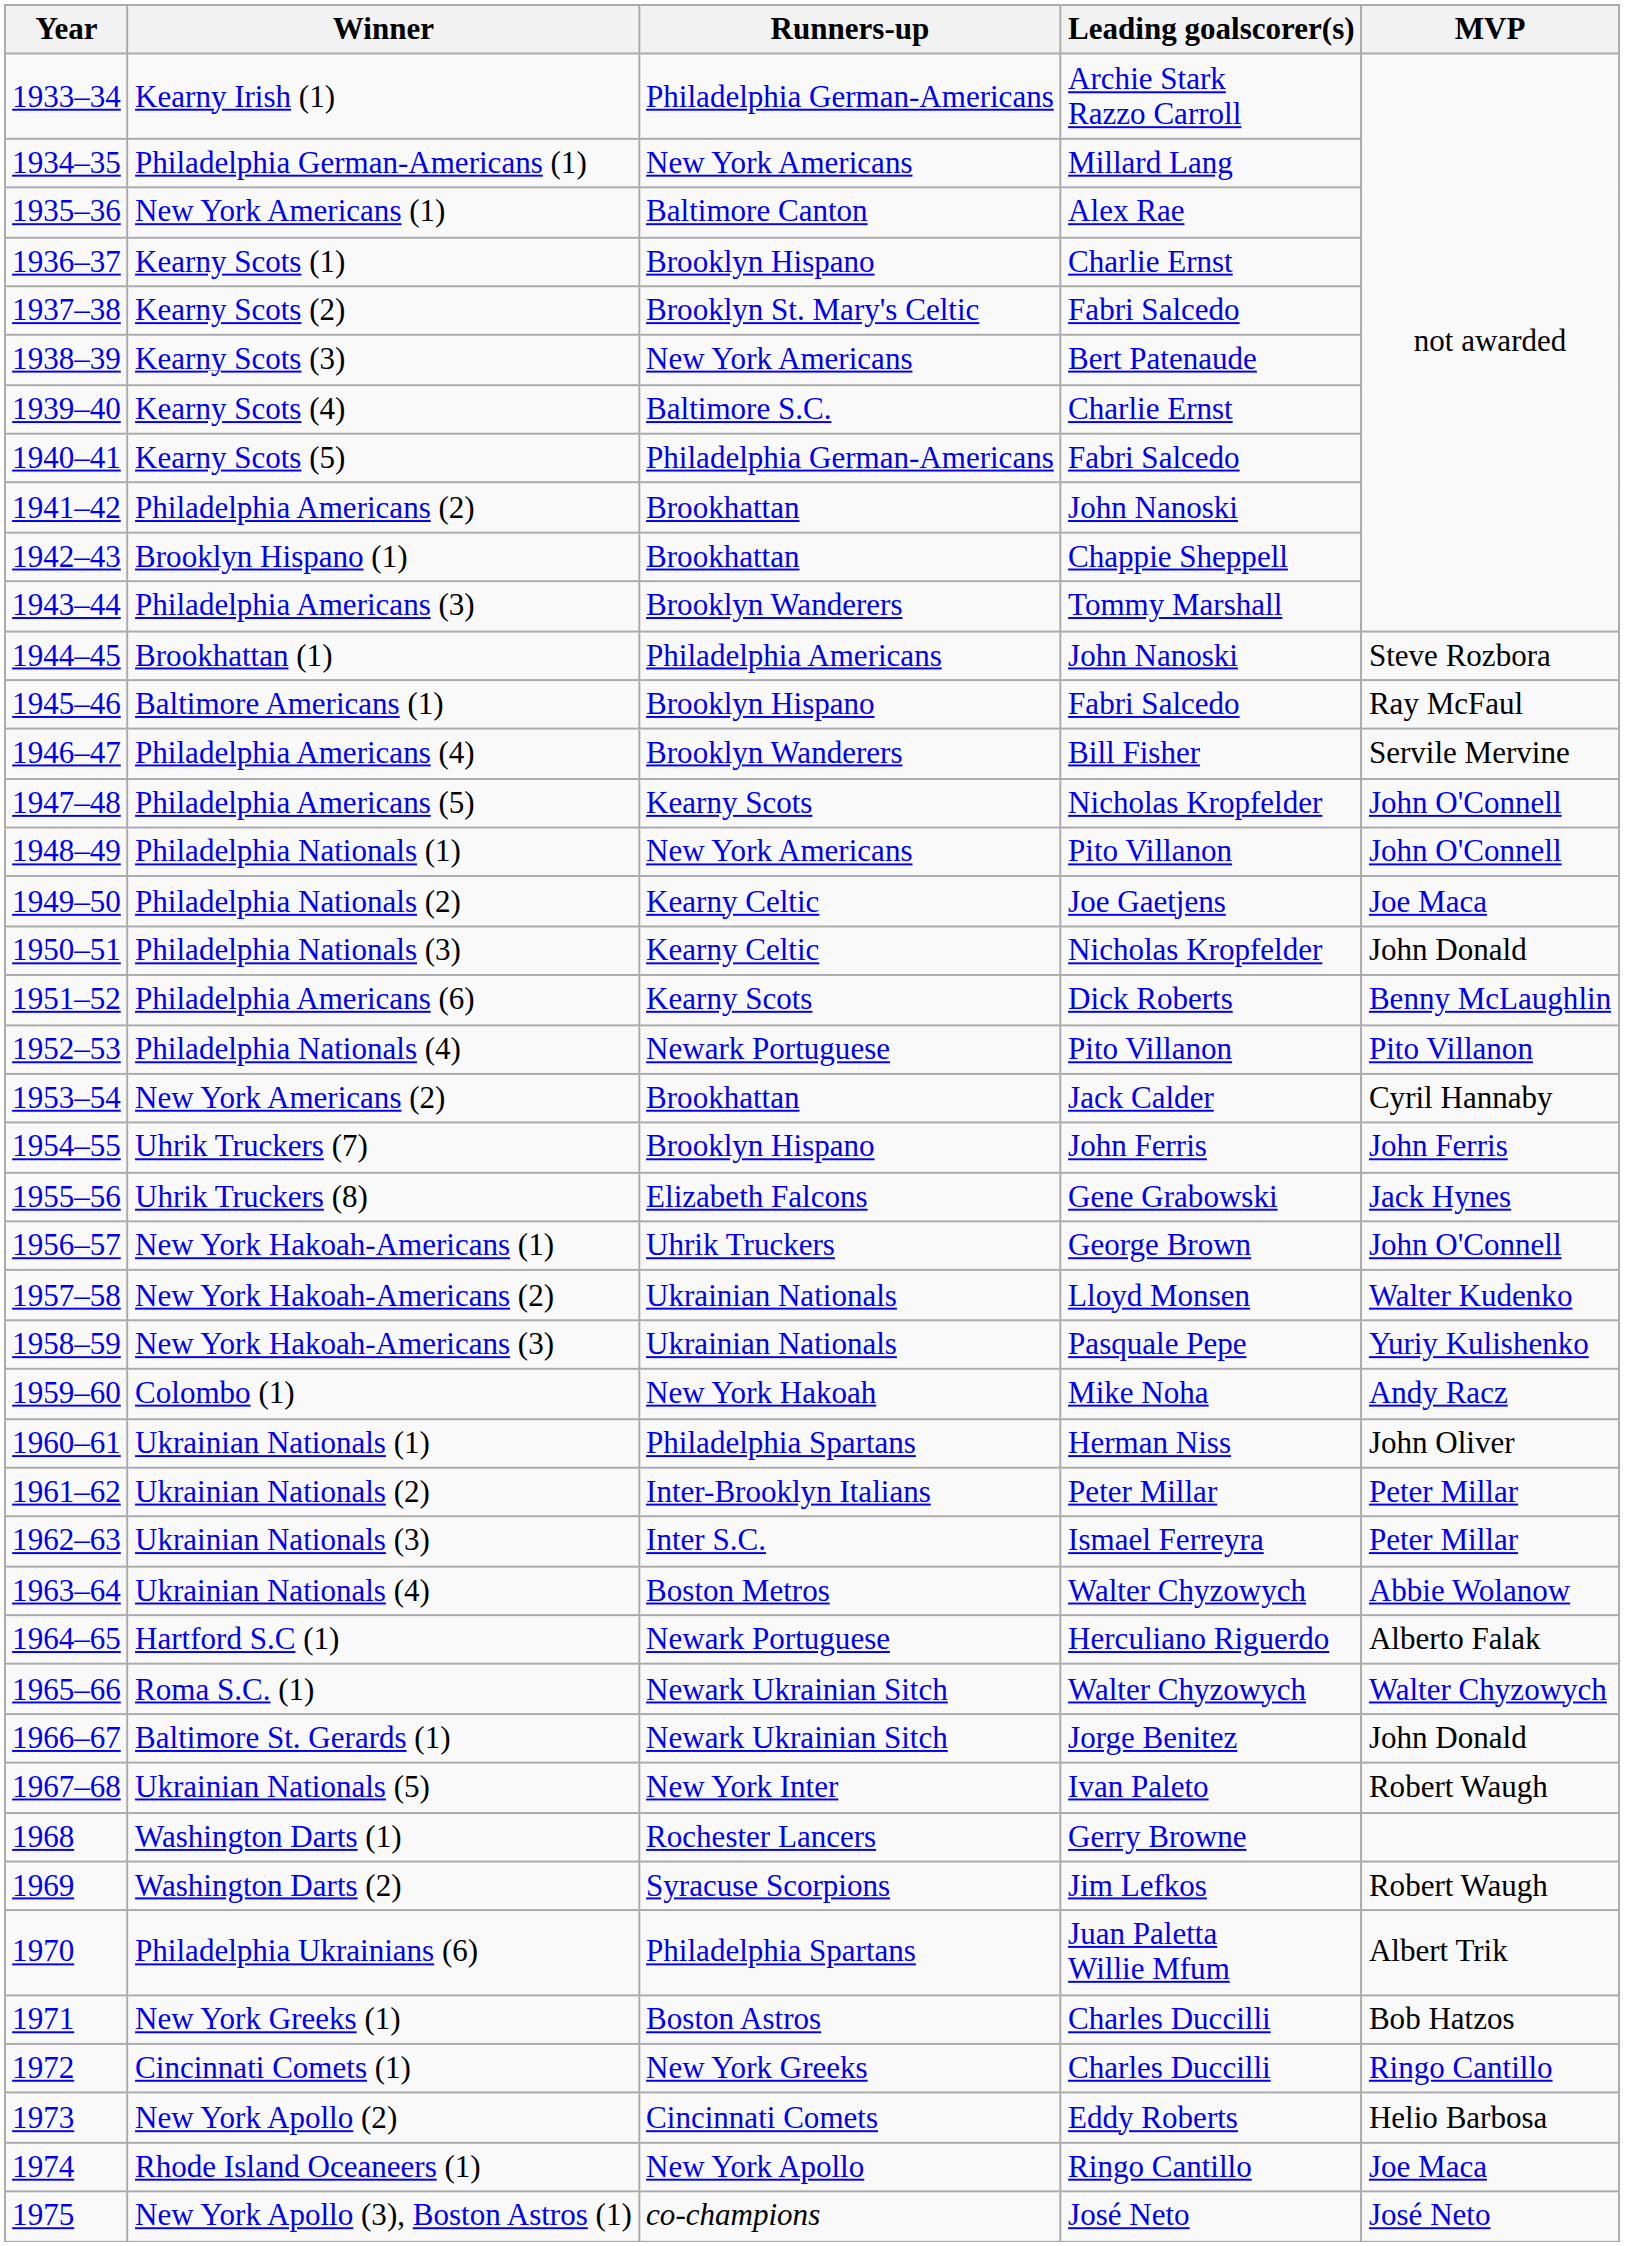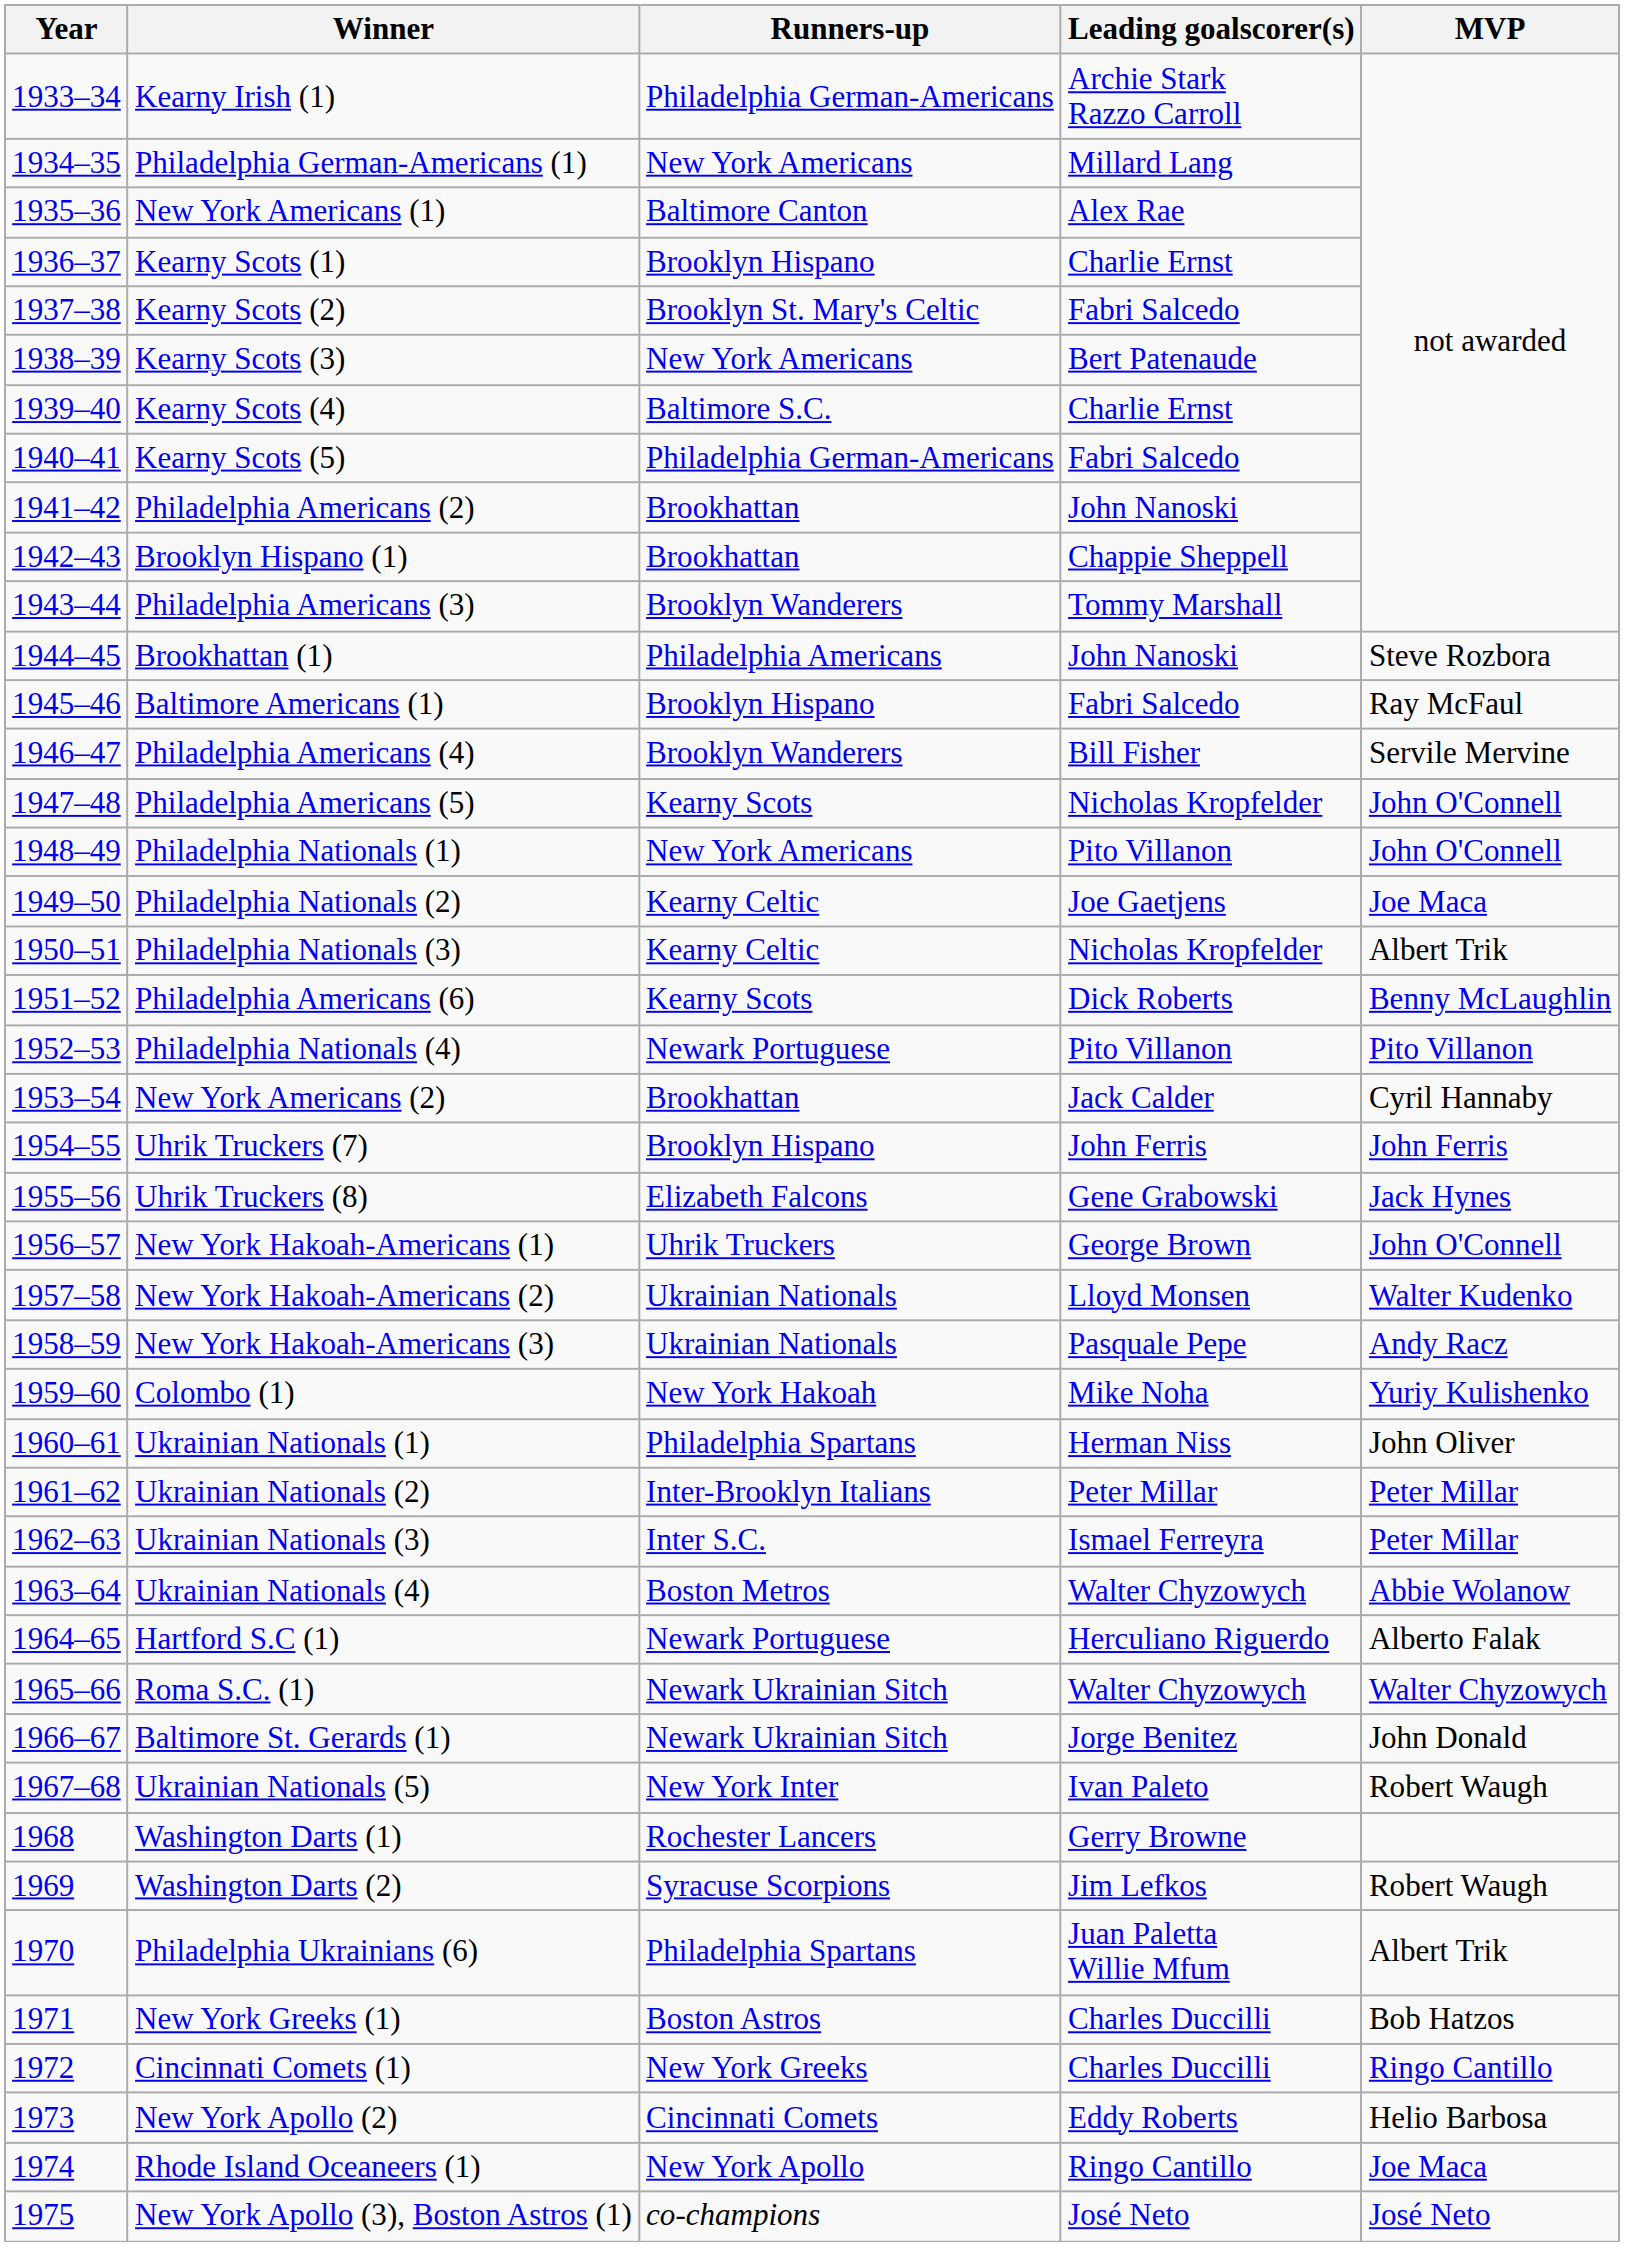(1448, 950) John Donald -> (1438, 950) Albert Trik
(1479, 1343) Yuriy Kulishenko -> (1438, 1343) Andy Racz
(1438, 1393) Andy Racz -> (1479, 1393) Yuriy Kulishenko
